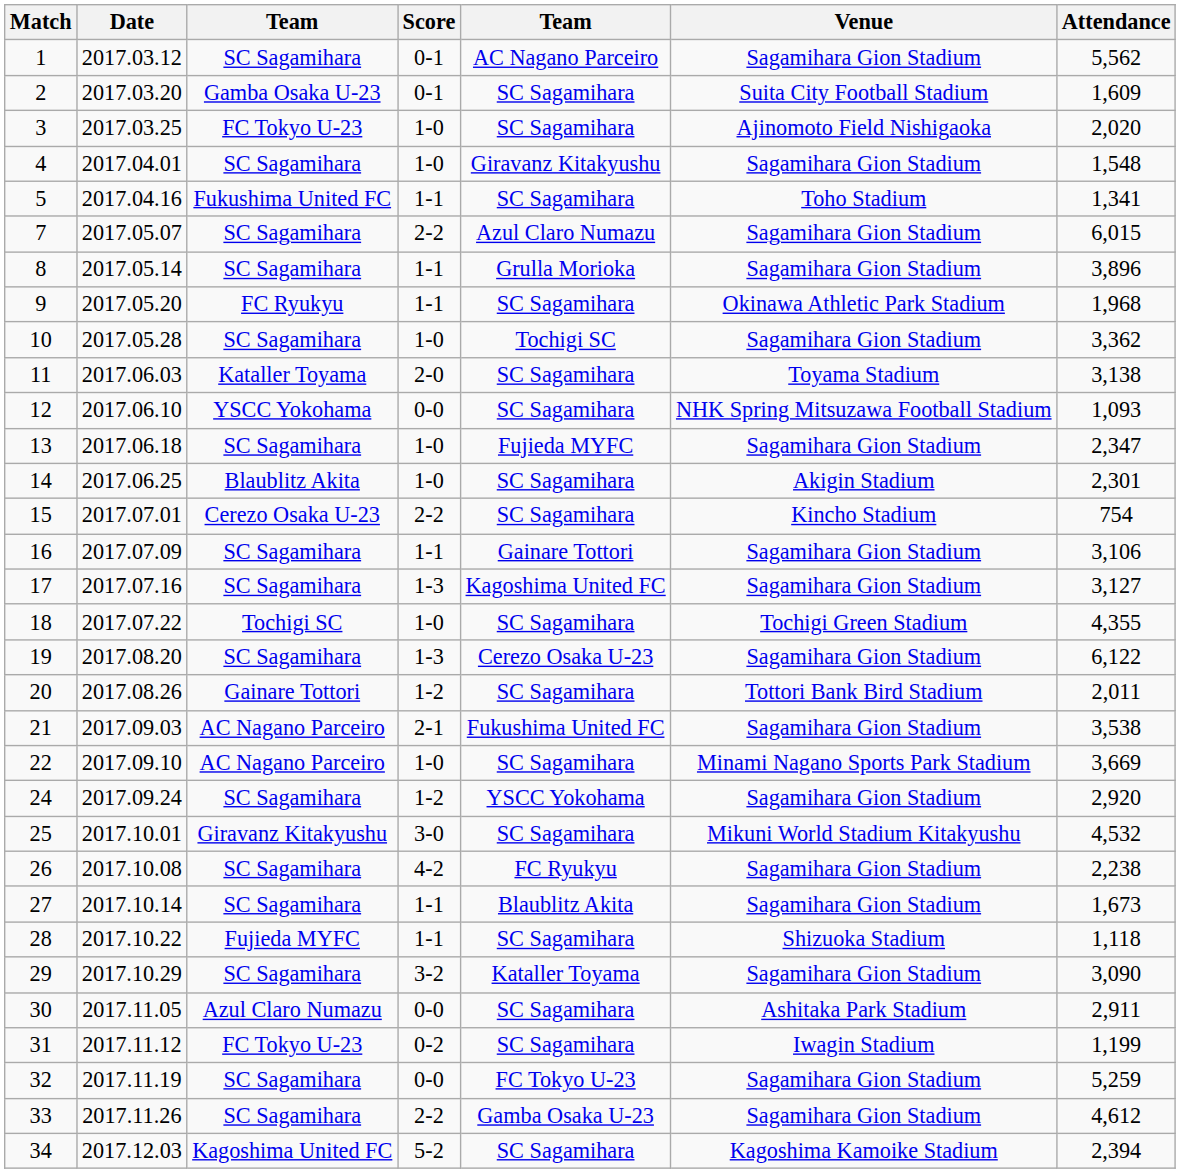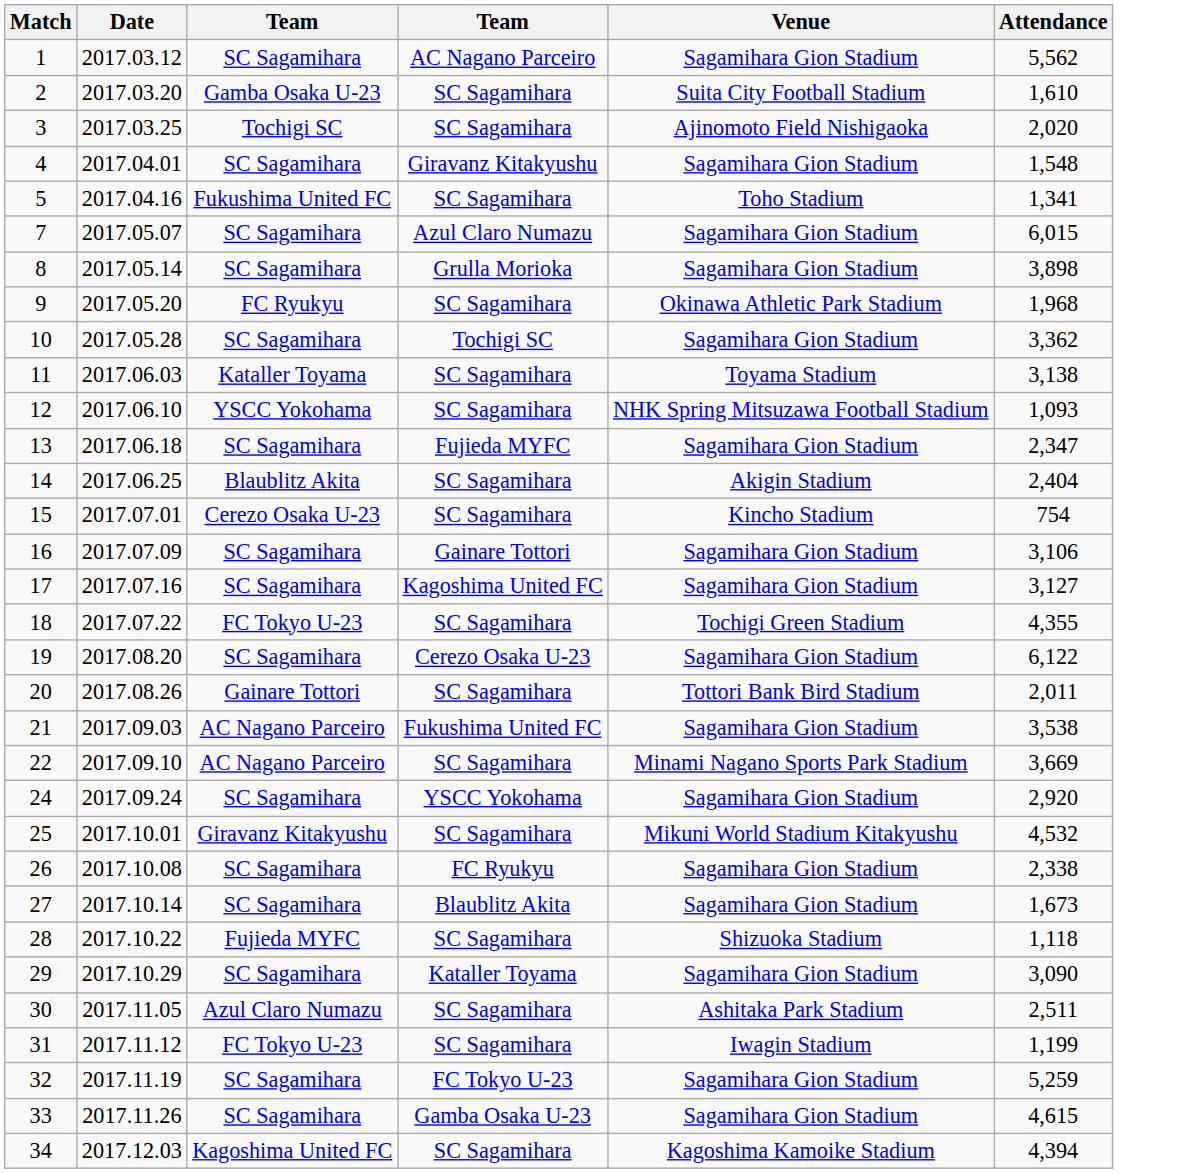- column: (429, 22)
(1116, 92) 1,609 -> (1053, 92) 1,610
(292, 127) FC Tokyo U-23 -> (292, 127) Tochigi SC
(1116, 269) 3,896 -> (1053, 269) 3,898
(1116, 480) 2,301 -> (1053, 480) 2,404
(292, 621) Tochigi SC -> (292, 621) FC Tokyo U-23
(1116, 868) 2,238 -> (1053, 868) 2,338
(1116, 1009) 2,911 -> (1053, 1009) 2,511
(1116, 1115) 4,612 -> (1053, 1115) 4,615
(1116, 1150) 2,394 -> (1053, 1150) 4,394
